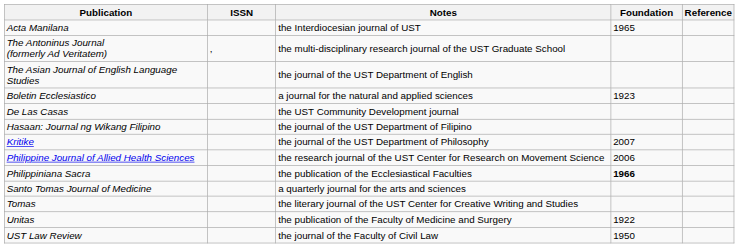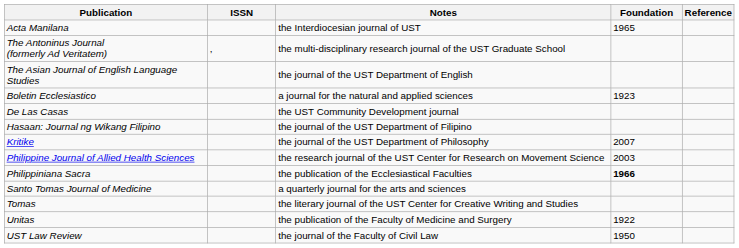(624, 158) 2006 -> (624, 158) 2003
